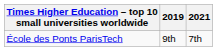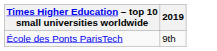- column: (199, 17)
